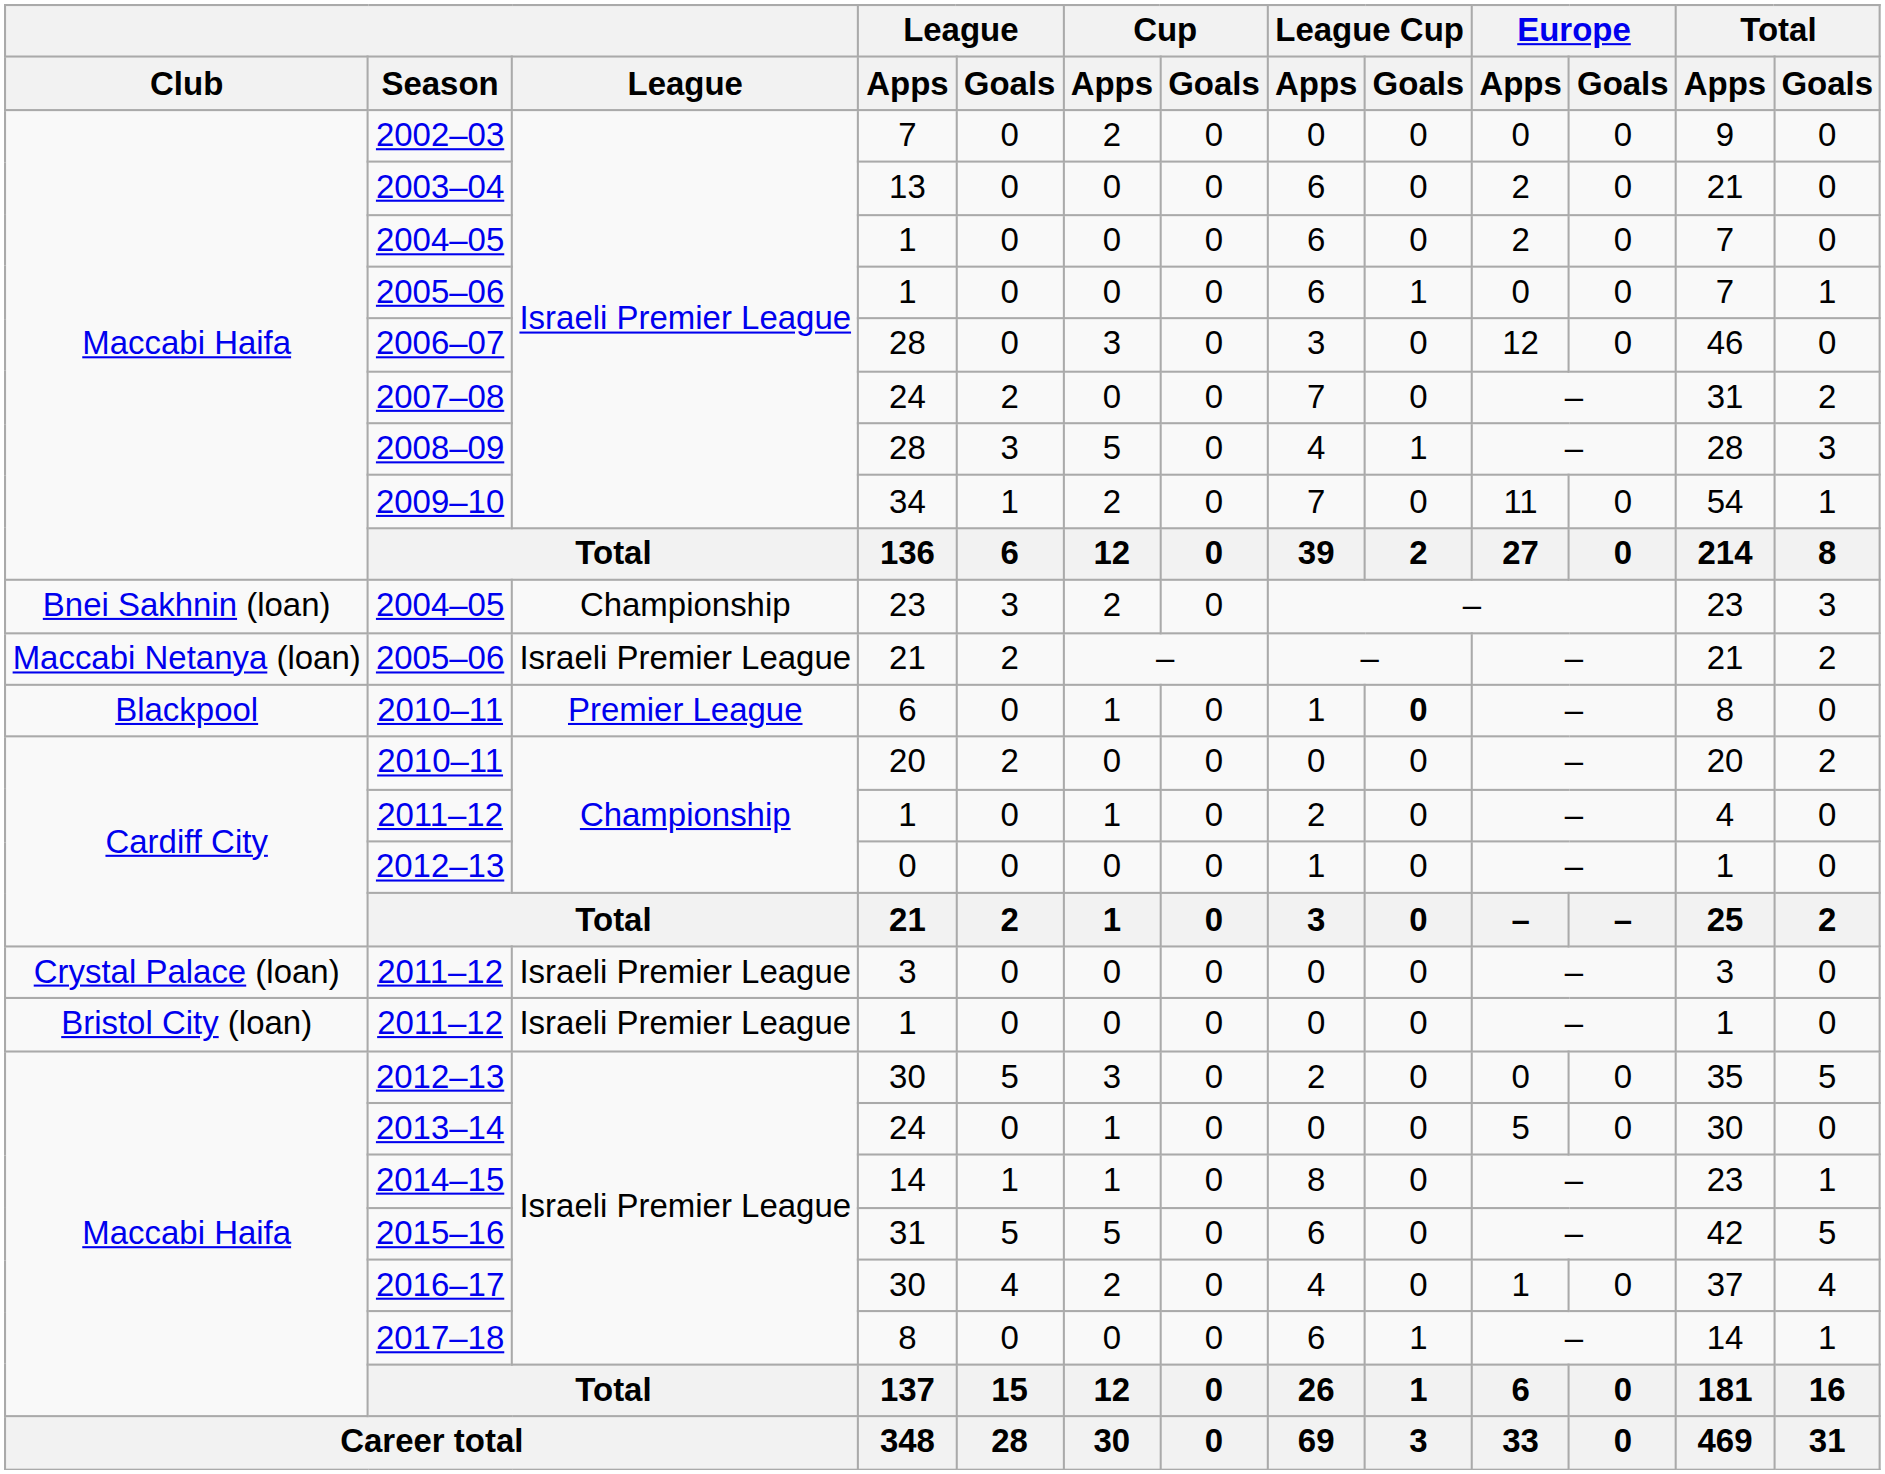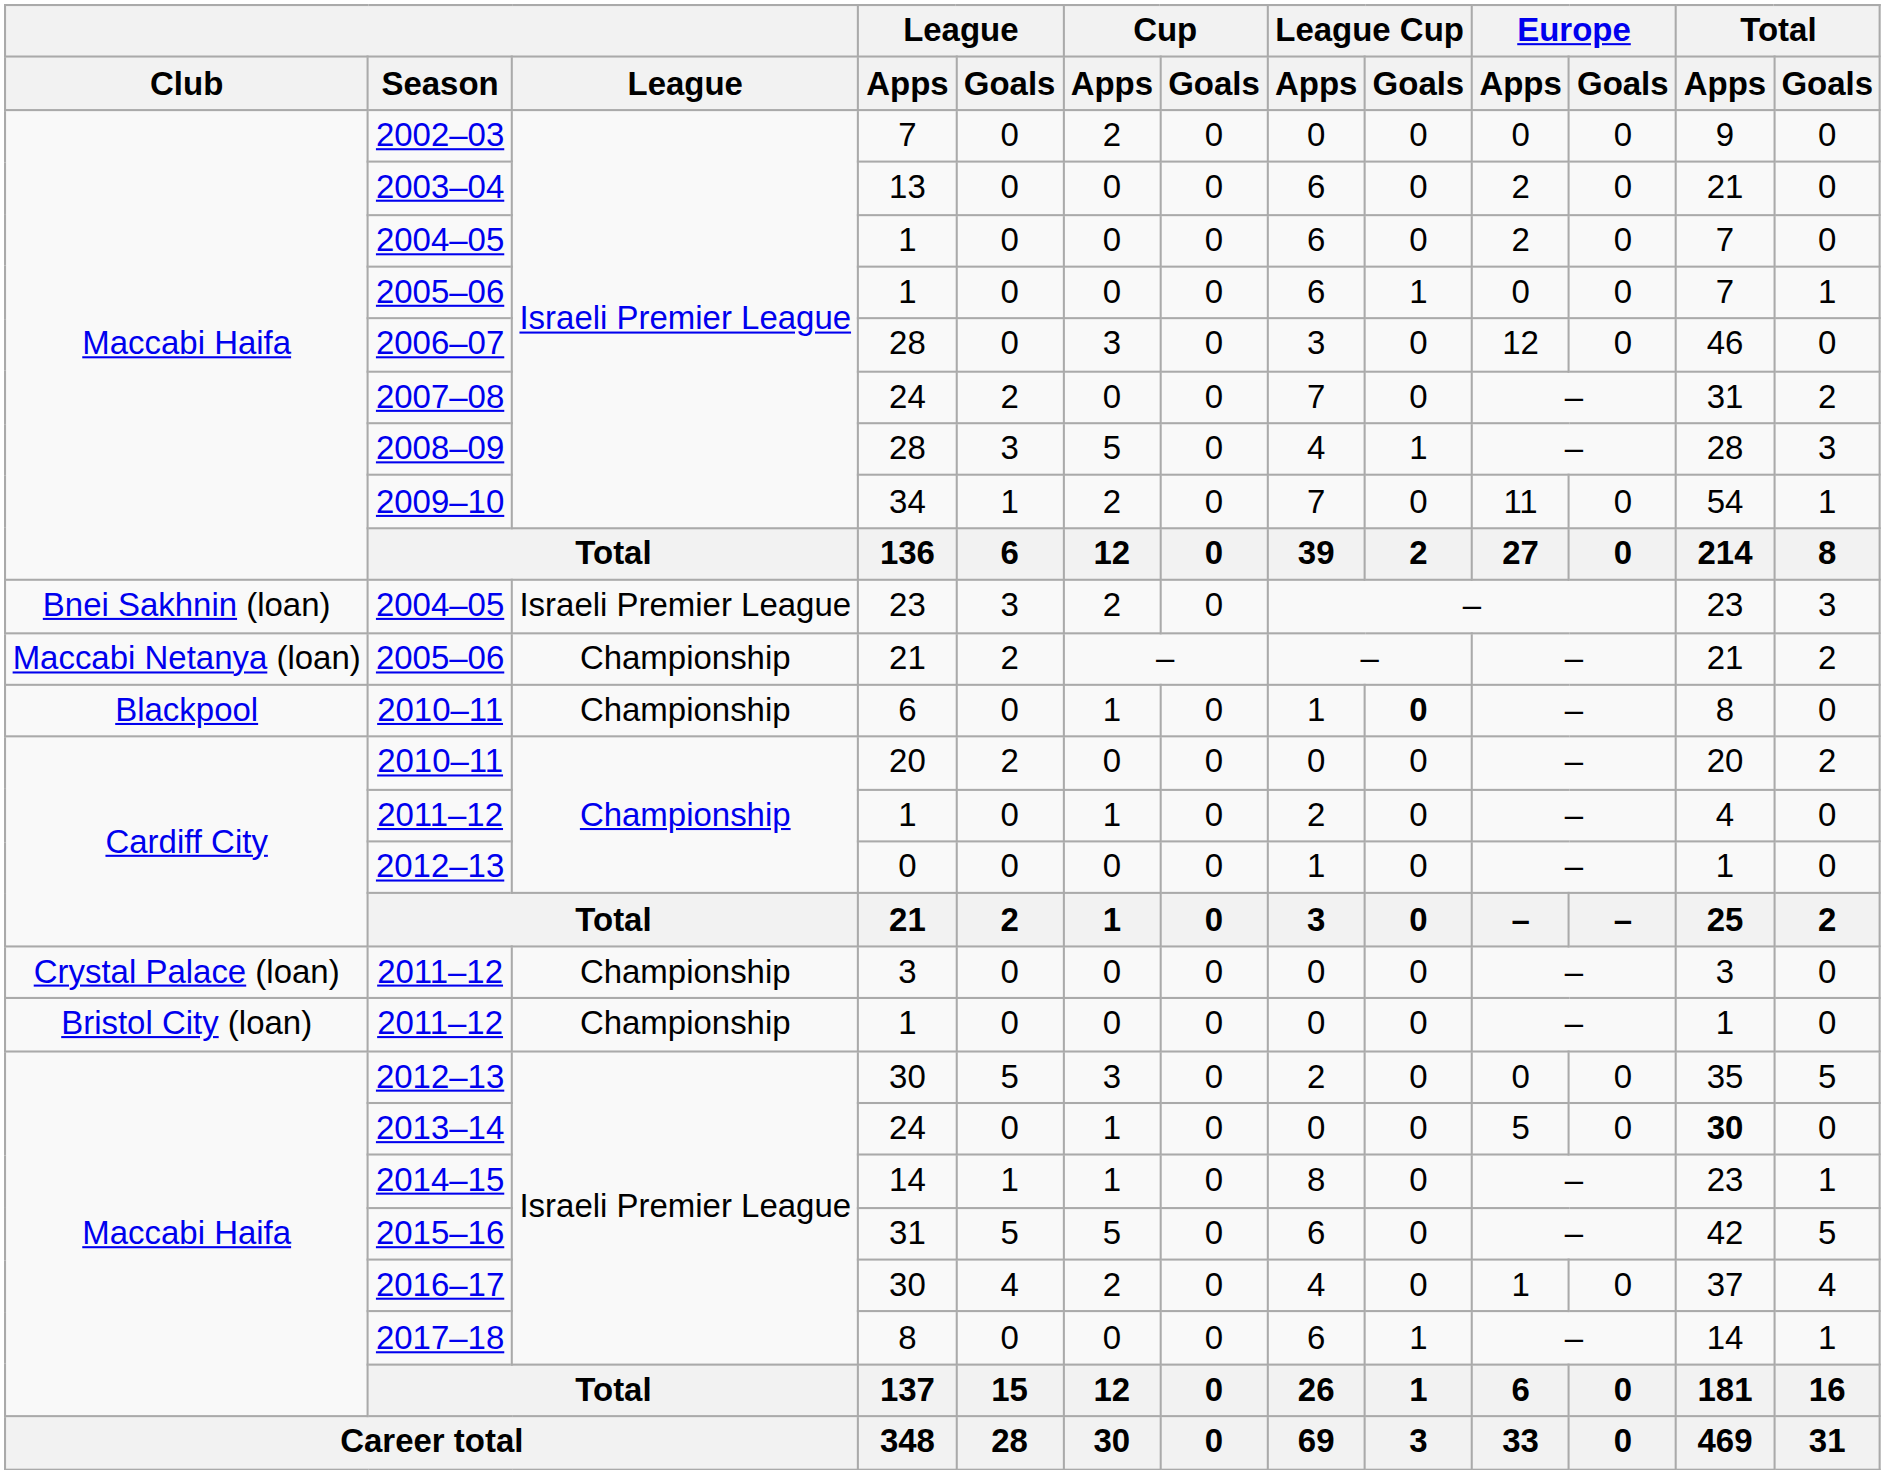(685, 605) Championship -> (685, 605) Israeli Premier League
(685, 657) Israeli Premier League -> (685, 657) Championship
(685, 710) Premier League -> (685, 710) Championship
(685, 971) Israeli Premier League -> (685, 971) Championship
(685, 1023) Israeli Premier League -> (685, 1023) Championship
(1725, 1128) normal -> (1725, 1128) bold
